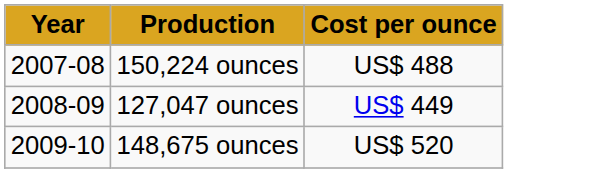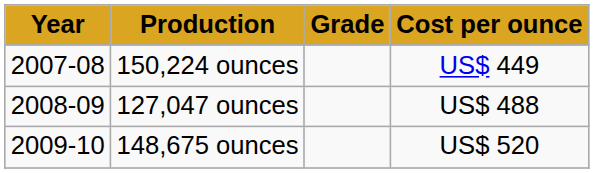+ column: (347, 24)
(404, 65) US$ 488 -> (489, 65) US$ 449
(404, 106) US$ 449 -> (489, 106) US$ 488
